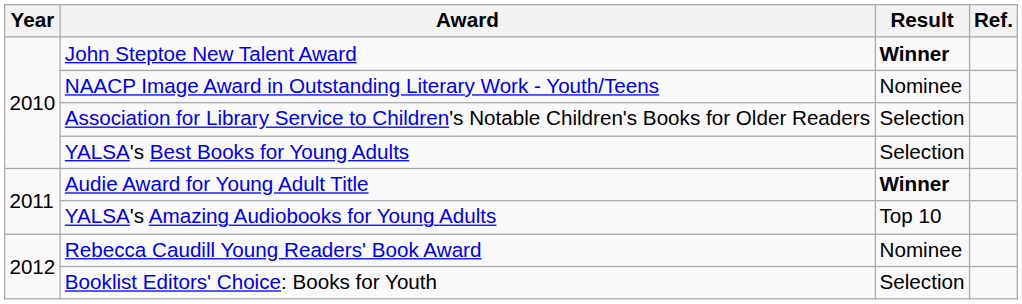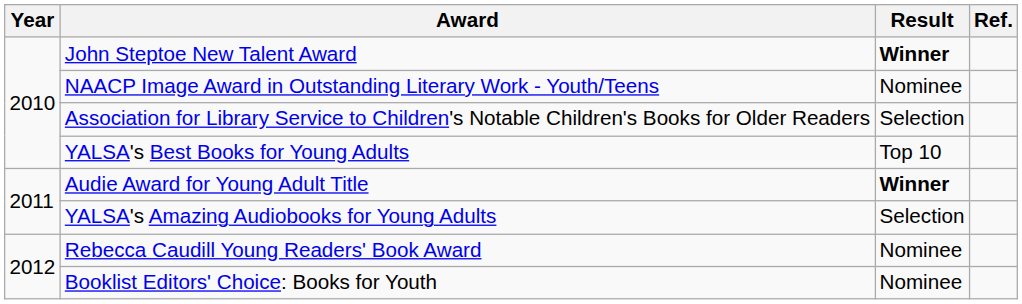(922, 151) Selection -> (911, 151) Top 10
(911, 217) Top 10 -> (922, 217) Selection
(922, 282) Selection -> (921, 282) Nominee
